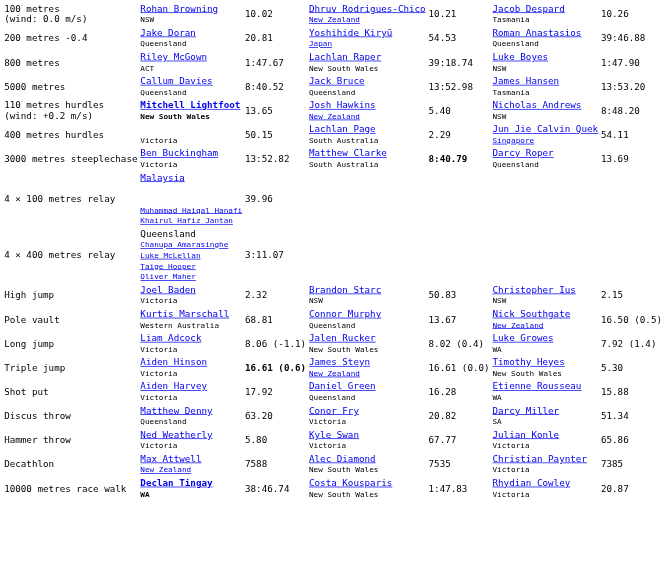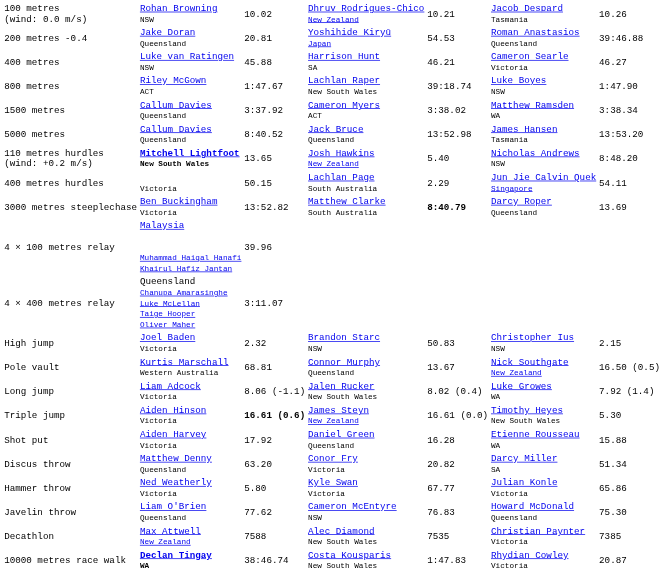+ row: (32, 62)
+ row: (35, 110)
+ row: (40, 512)
